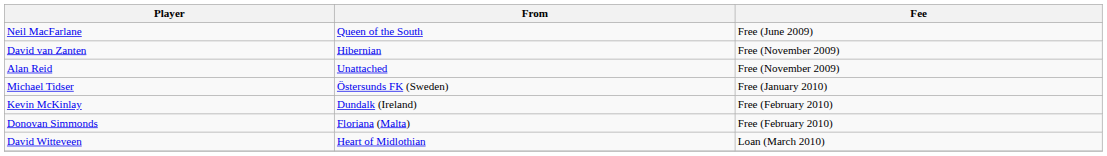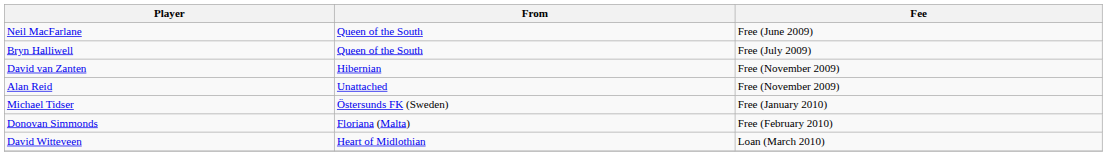+ row: (40, 50)
- row: (44, 105)
